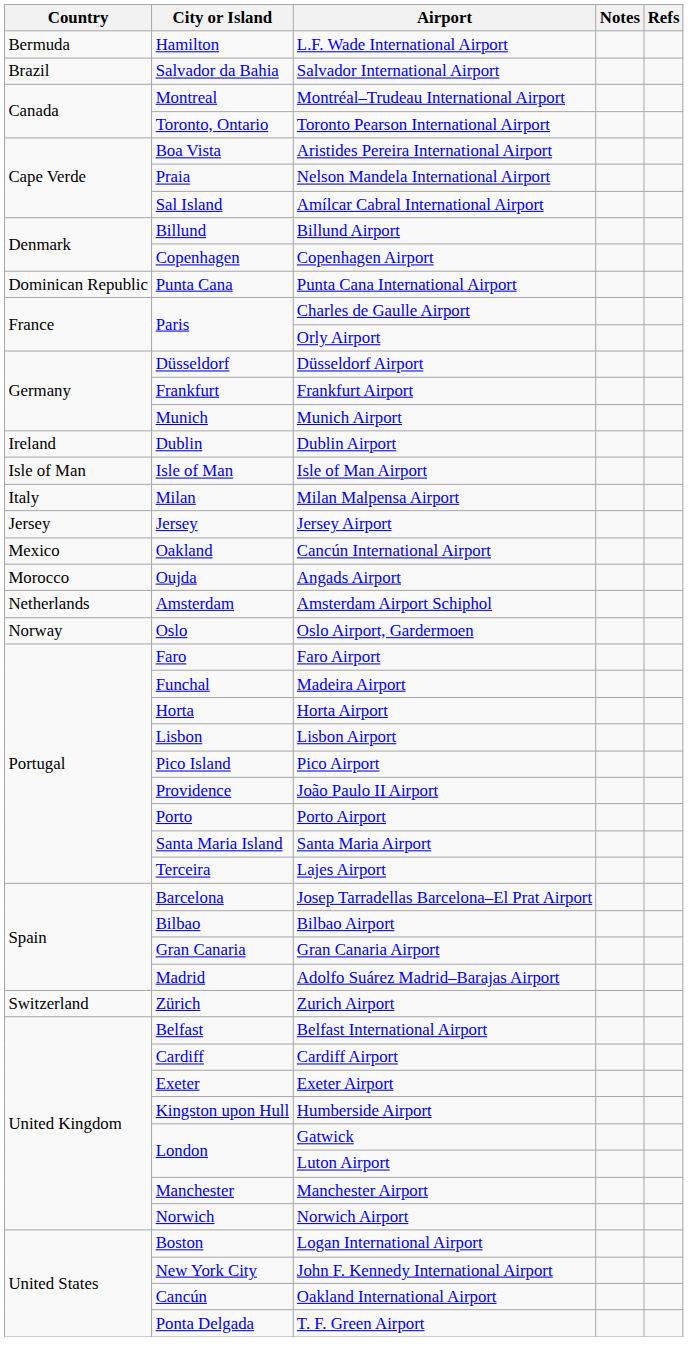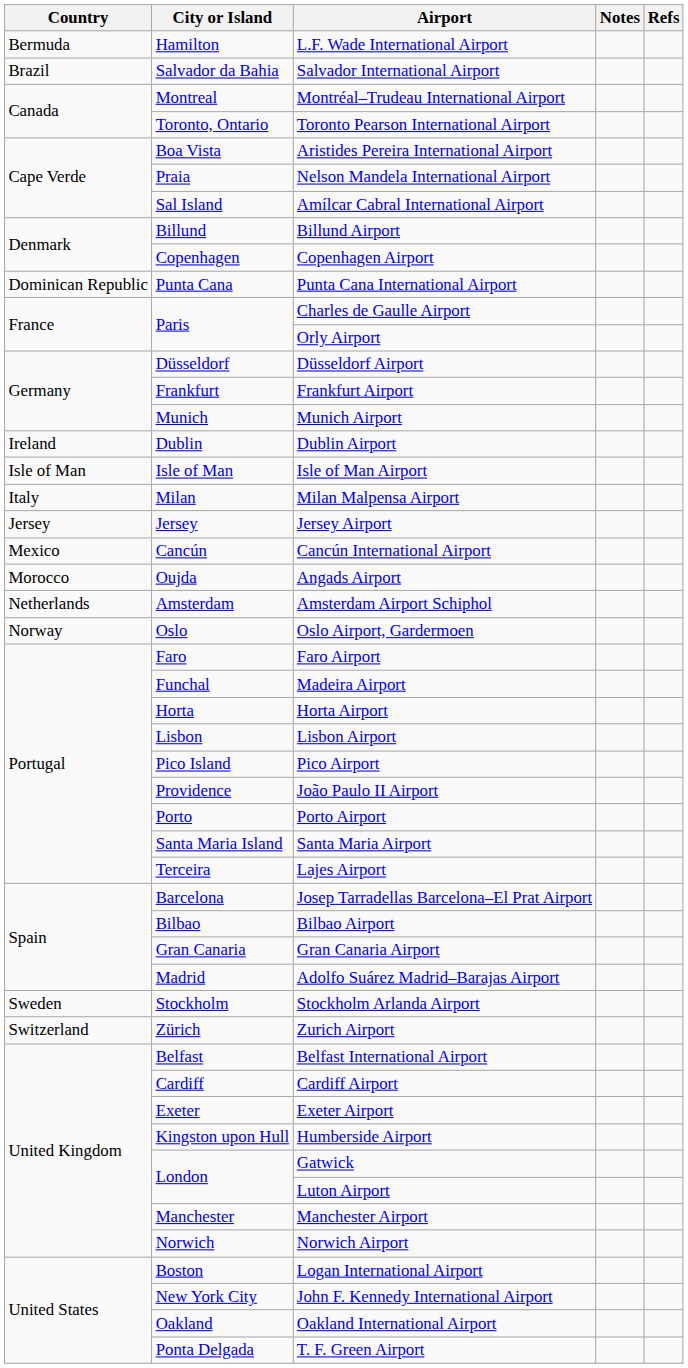(184, 550) Oakland -> (181, 550) Cancún
+ row: (388, 1003)
(181, 1296) Cancún -> (184, 1323) Oakland
